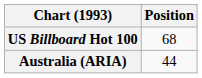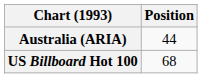rows swapped: (73, 61) <-> (73, 38)
